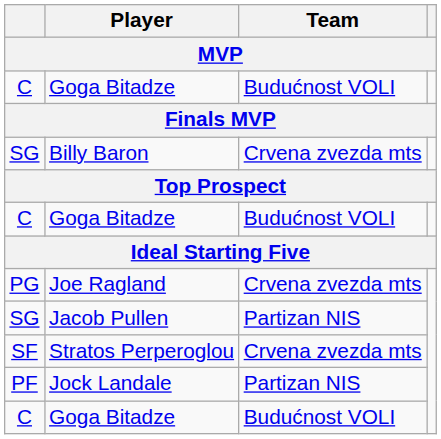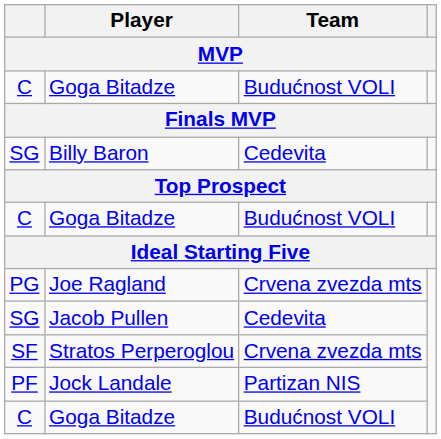(333, 152) Crvena zvezda mts -> (285, 152) Cedevita
(302, 317) Partizan NIS -> (285, 317) Cedevita
